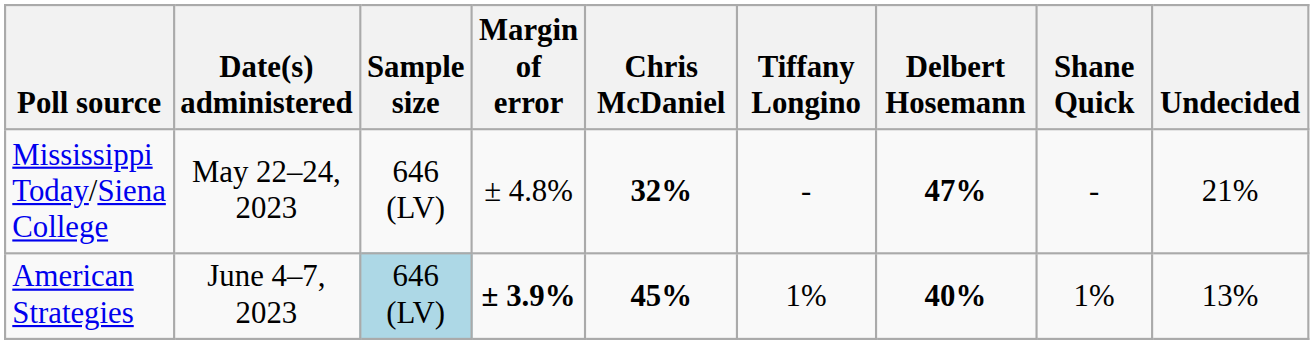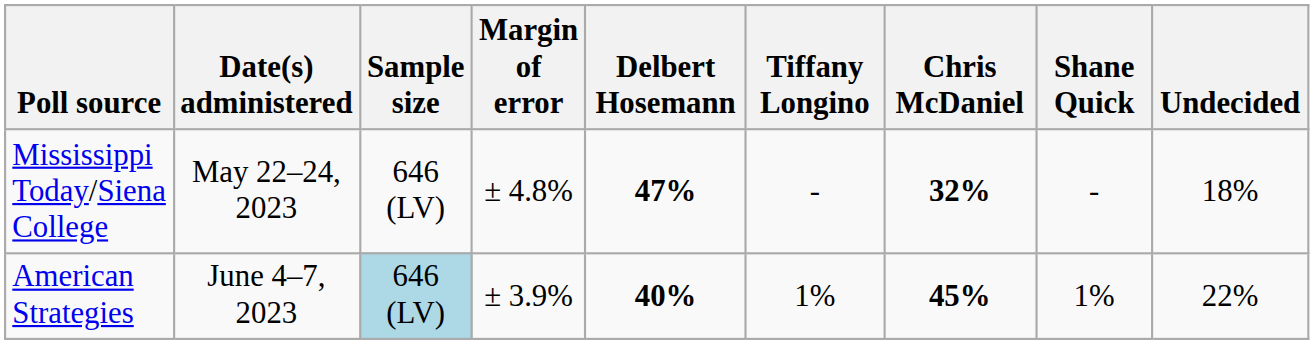columns swapped: (955, 84) <-> (661, 84)
(1230, 190) 21% -> (1230, 190) 18%
(529, 295) bold -> (529, 295) normal
(1230, 295) 13% -> (1230, 295) 22%
